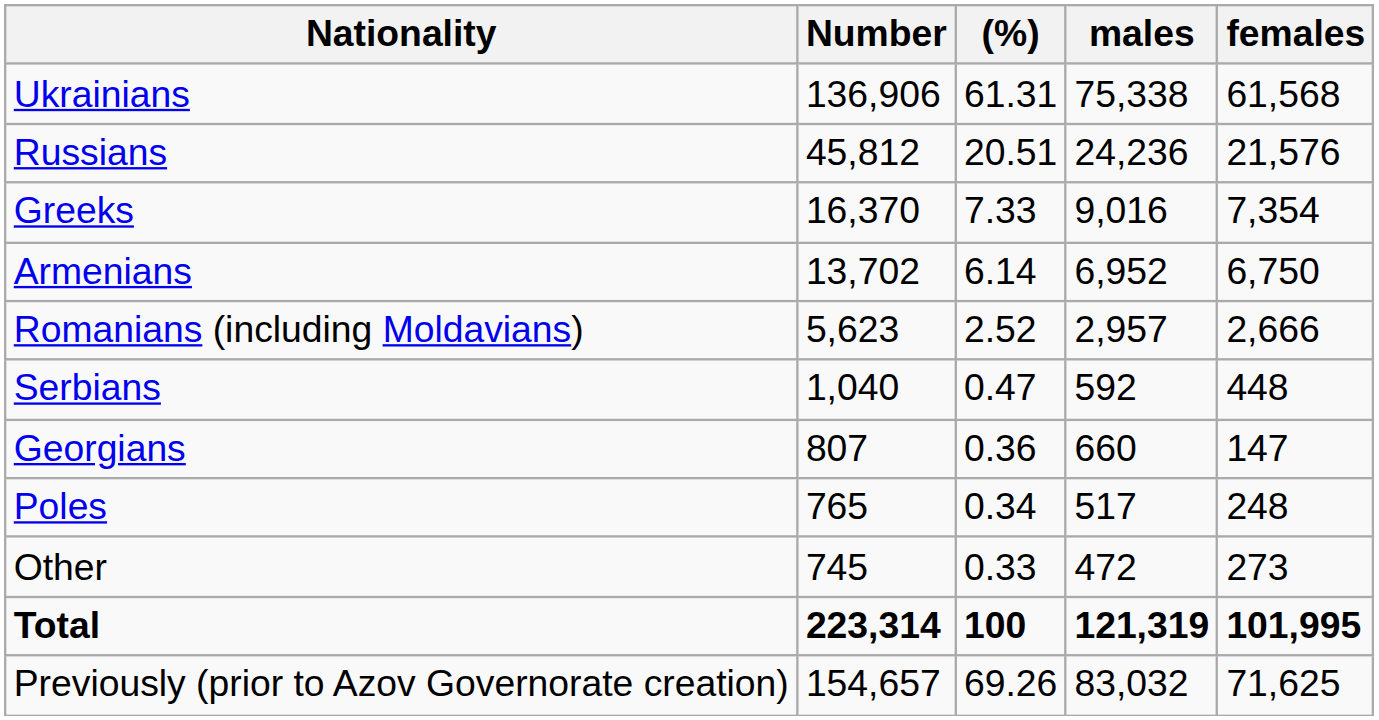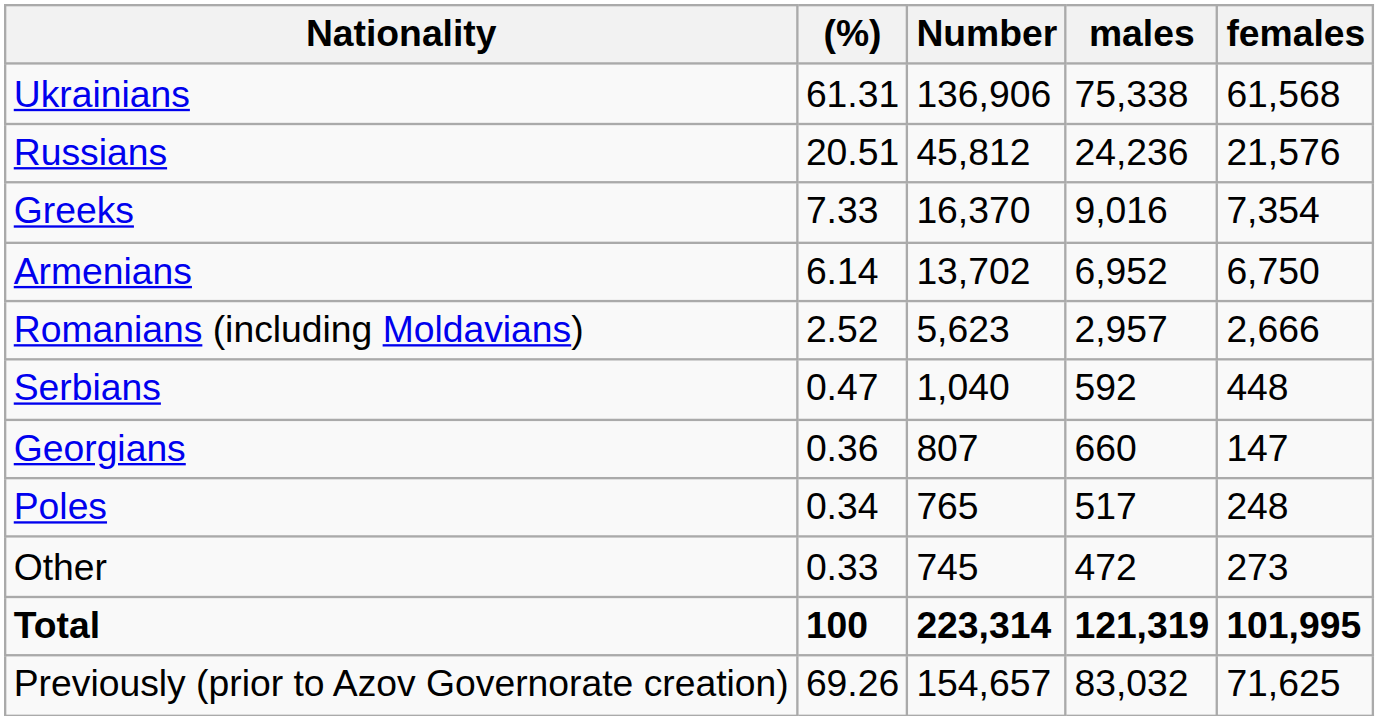columns swapped: (876, 34) <-> (1011, 34)
